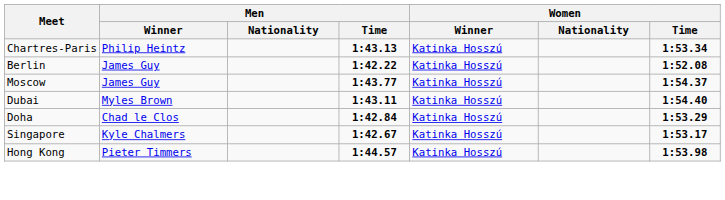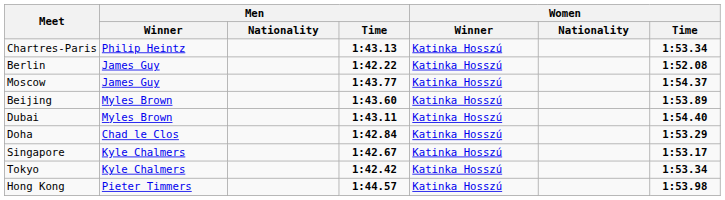+ row: (29, 100)
+ row: (23, 169)
